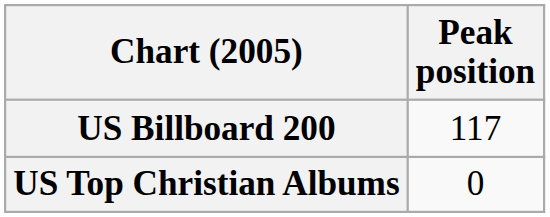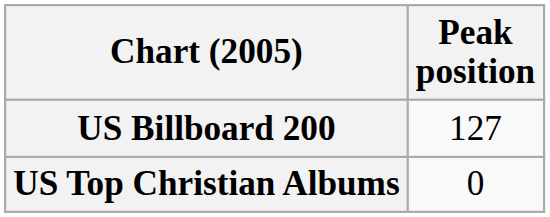(476, 127) 117 -> (476, 127) 127
